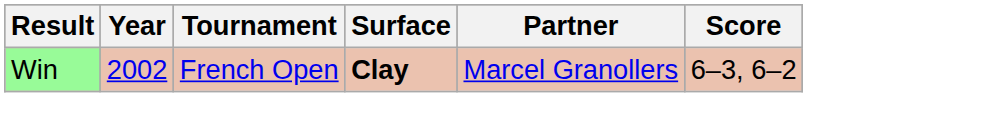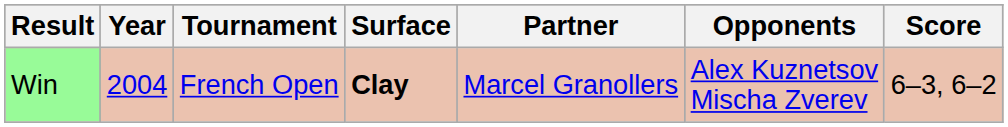+ column: (784, 26)
(137, 69) 2002 -> (137, 84) 2004
